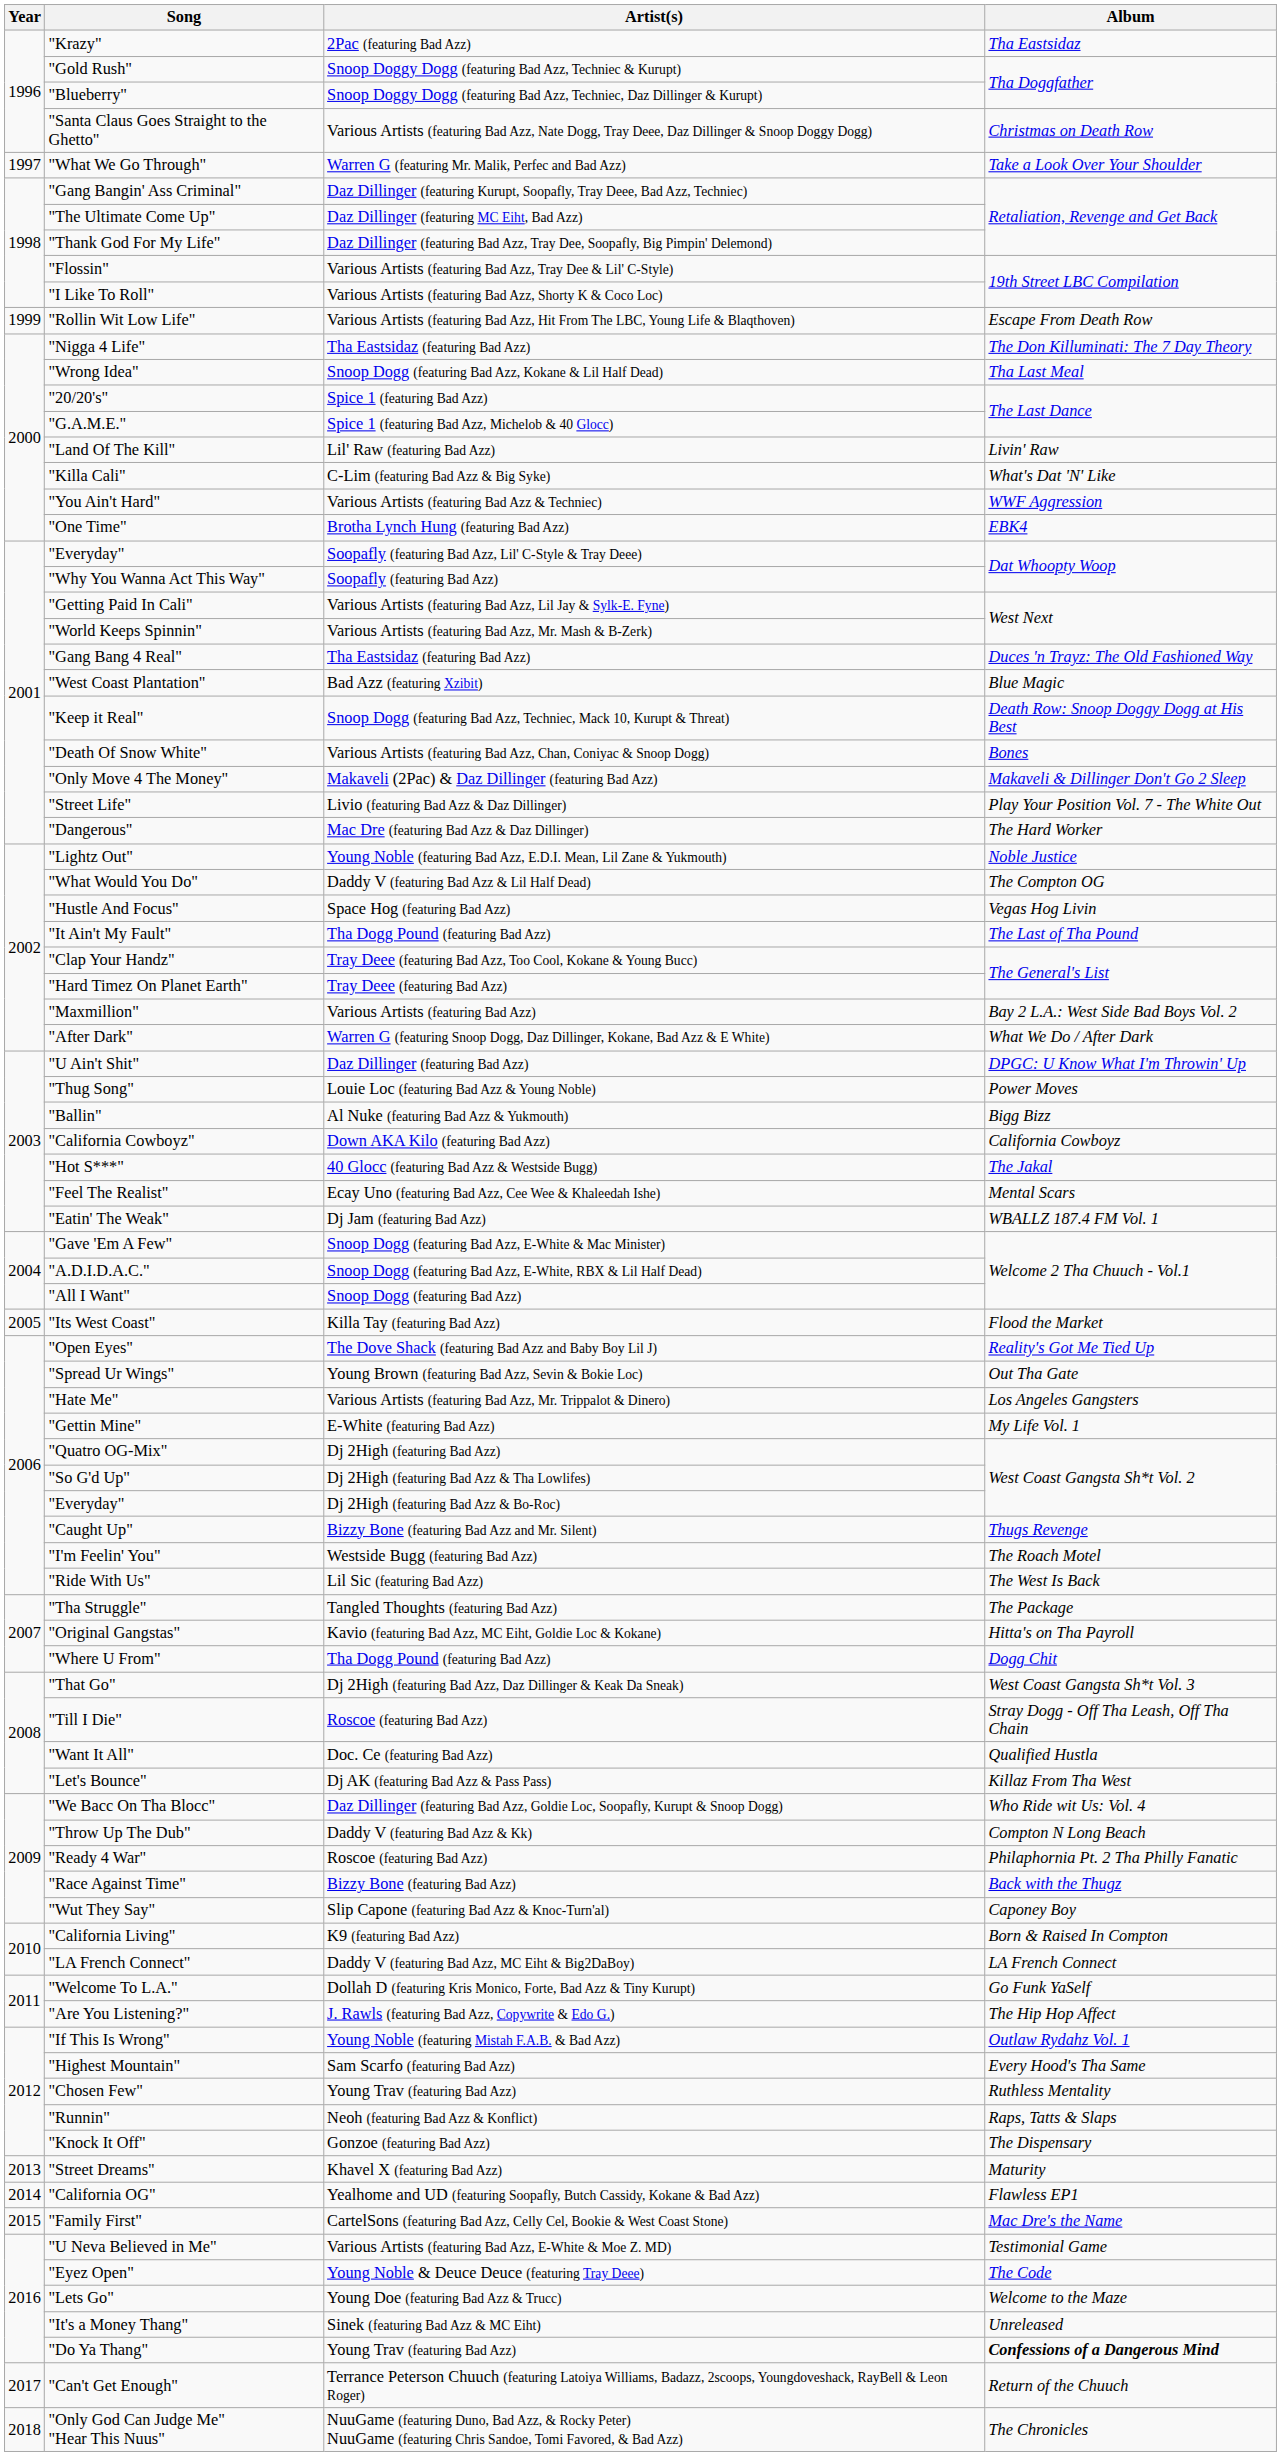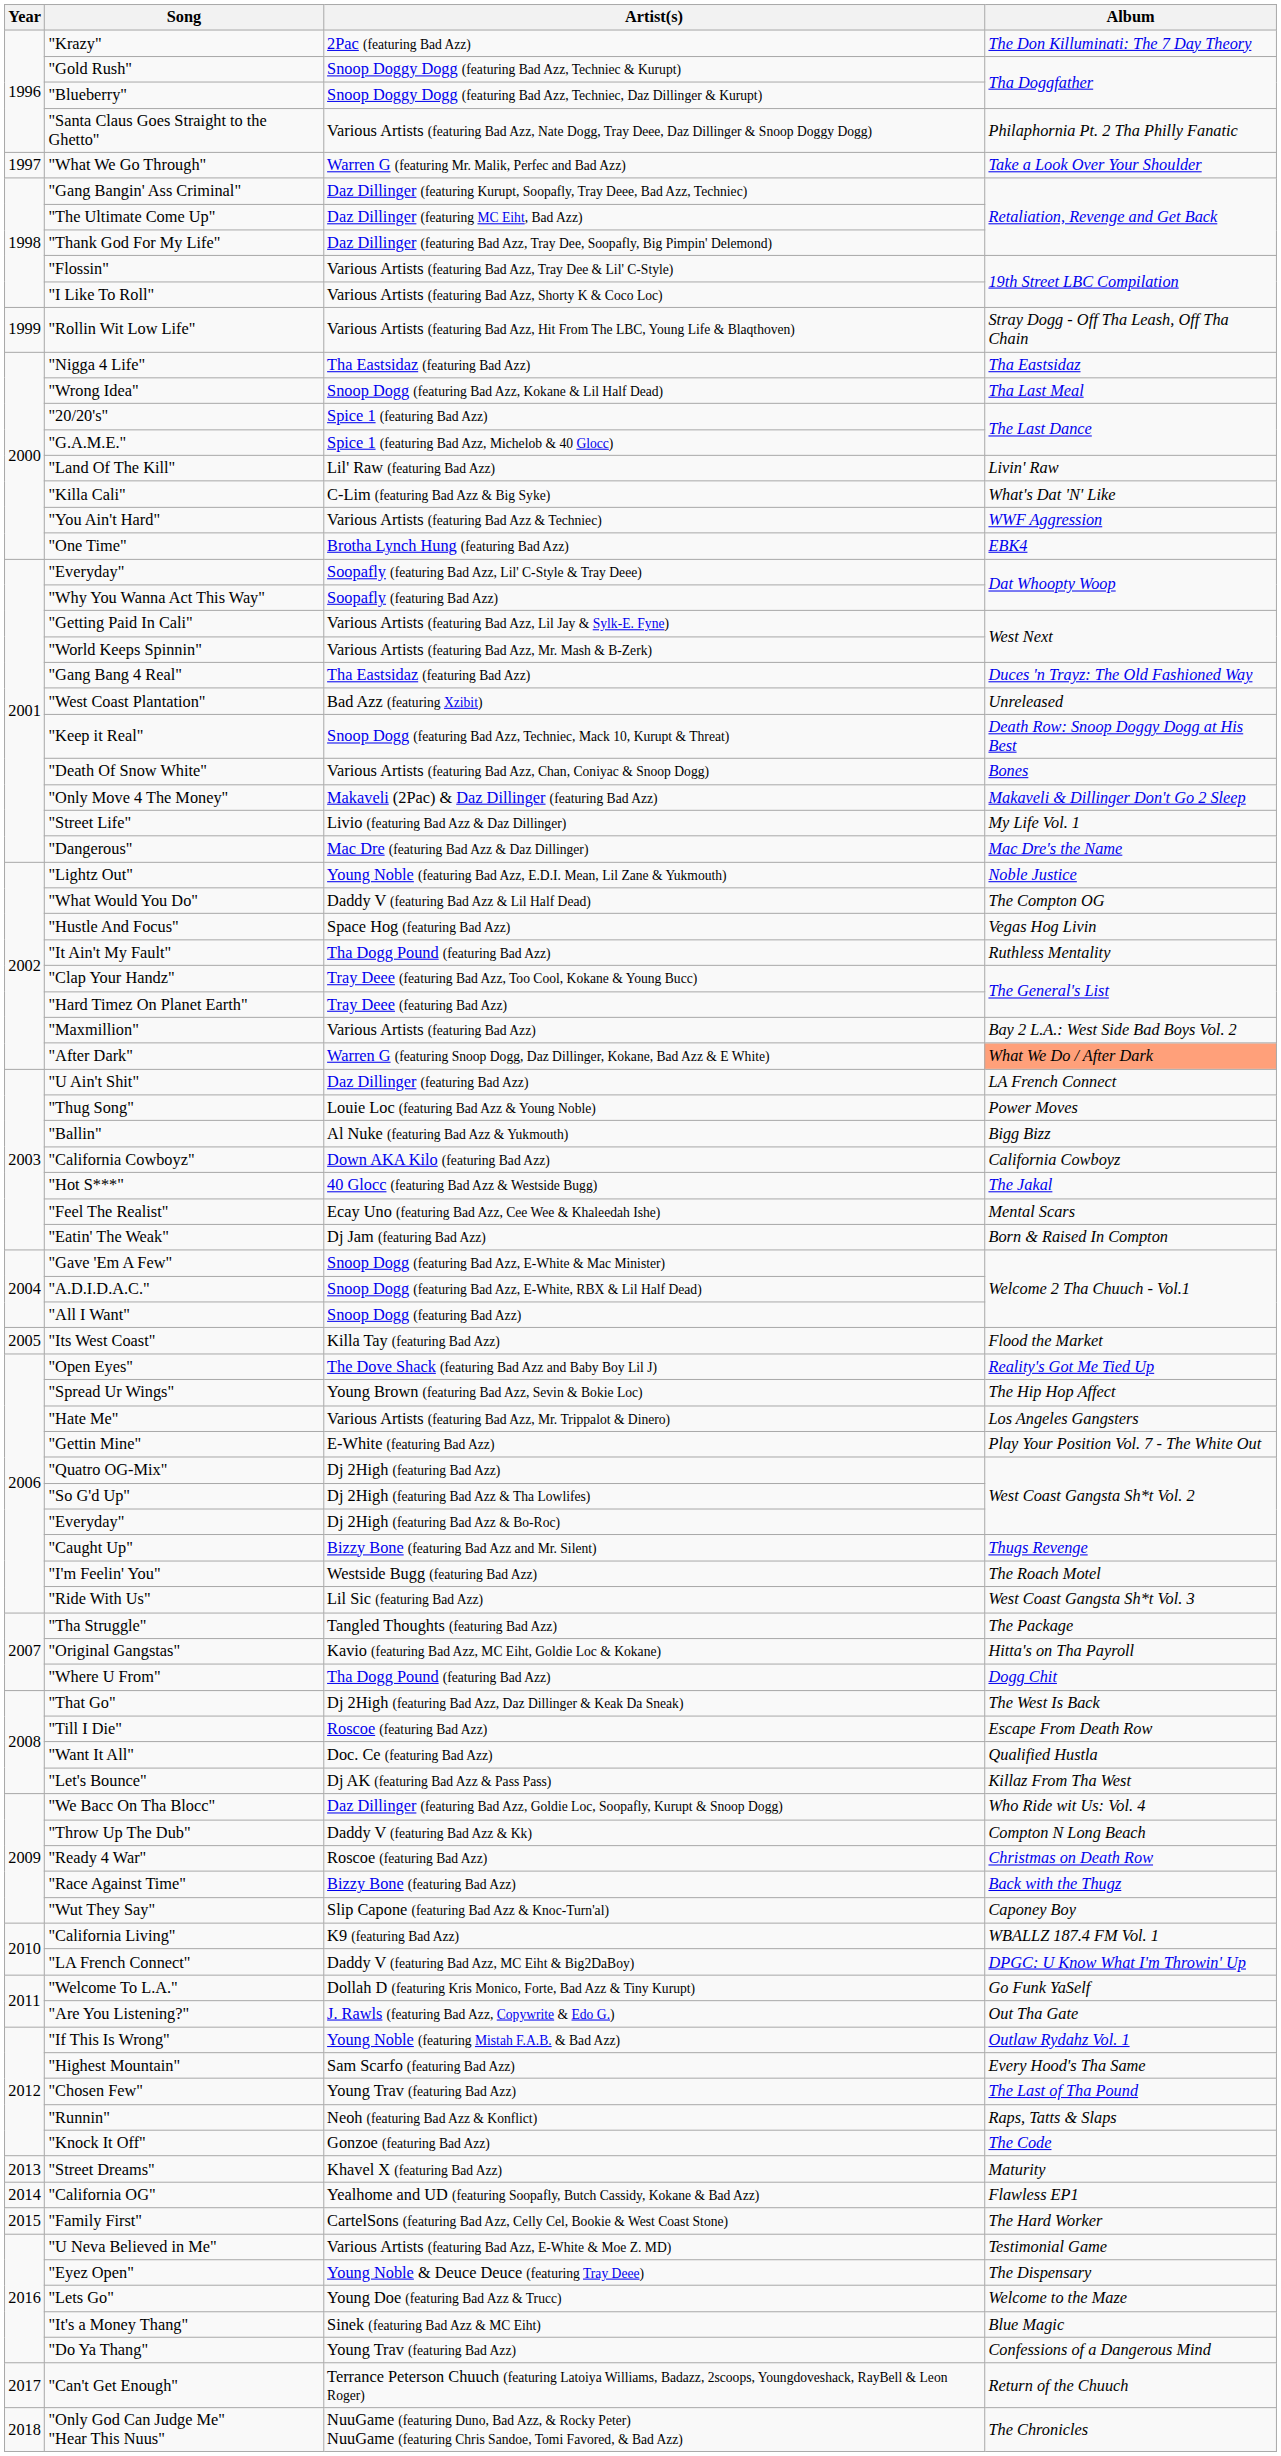(1034, 43) Tha Eastsidaz -> (1120, 43) The Don Killuminati: The 7 Day Theory
(1071, 130) Christmas on Death Row -> (1113, 130) Philaphornia Pt. 2 Tha Philly Fanatic
(1070, 320) Escape From Death Row -> (1109, 329) Stray Dogg - Off Tha Leash, Off Tha Chain
(1120, 346) The Don Killuminati: The 7 Day Theory -> (1034, 364) Tha Eastsidaz
(1026, 682) Blue Magic -> (1026, 701) Unreleased
(1125, 804) Play Your Position Vol. 7 - The White Out -> (1034, 823) My Life Vol. 1
(1045, 830) The Hard Worker -> (1055, 848) Mac Dre's the Name
(1063, 934) The Last of Tha Pound -> (1049, 952) Ruthless Mentality
(1071, 1037) no background -> (1071, 1056) lightsalmon background
(1117, 1063) DPGC: U Know What I'm Throwin' Up -> (1052, 1081) LA French Connect
(1074, 1218) WBALLZ 187.4 FM Vol. 1 -> (1078, 1237) Born & Raised In Compton
(1033, 1374) Out Tha Gate -> (1052, 1392) The Hip Hop Affect
(1034, 1425) My Life Vol. 1 -> (1125, 1444) Play Your Position Vol. 7 - The White Out
(1044, 1581) The West Is Back -> (1092, 1599) West Coast Gangsta Sh*t Vol. 3
(1092, 1684) West Coast Gangsta Sh*t Vol. 3 -> (1044, 1703) The West Is Back
(1109, 1719) Stray Dogg - Off Tha Leash, Off Tha Chain -> (1070, 1729) Escape From Death Row
(1113, 1858) Philaphornia Pt. 2 Tha Philly Fanatic -> (1071, 1858) Christmas on Death Row
(1078, 1936) Born & Raised In Compton -> (1074, 1936) WBALLZ 187.4 FM Vol. 1
(1052, 1961) LA French Connect -> (1117, 1961) DPGC: U Know What I'm Throwin' Up
(1052, 2013) The Hip Hop Affect -> (1033, 2013) Out Tha Gate
(1049, 2091) Ruthless Mentality -> (1063, 2091) The Last of Tha Pound
(1040, 2143) The Dispensary -> (1020, 2143) The Code
(1055, 2220) Mac Dre's the Name -> (1045, 2220) The Hard Worker
(1020, 2272) The Code -> (1040, 2272) The Dispensary
(1026, 2324) Unreleased -> (1026, 2324) Blue Magic
(1104, 2350) bold -> (1100, 2350) normal
